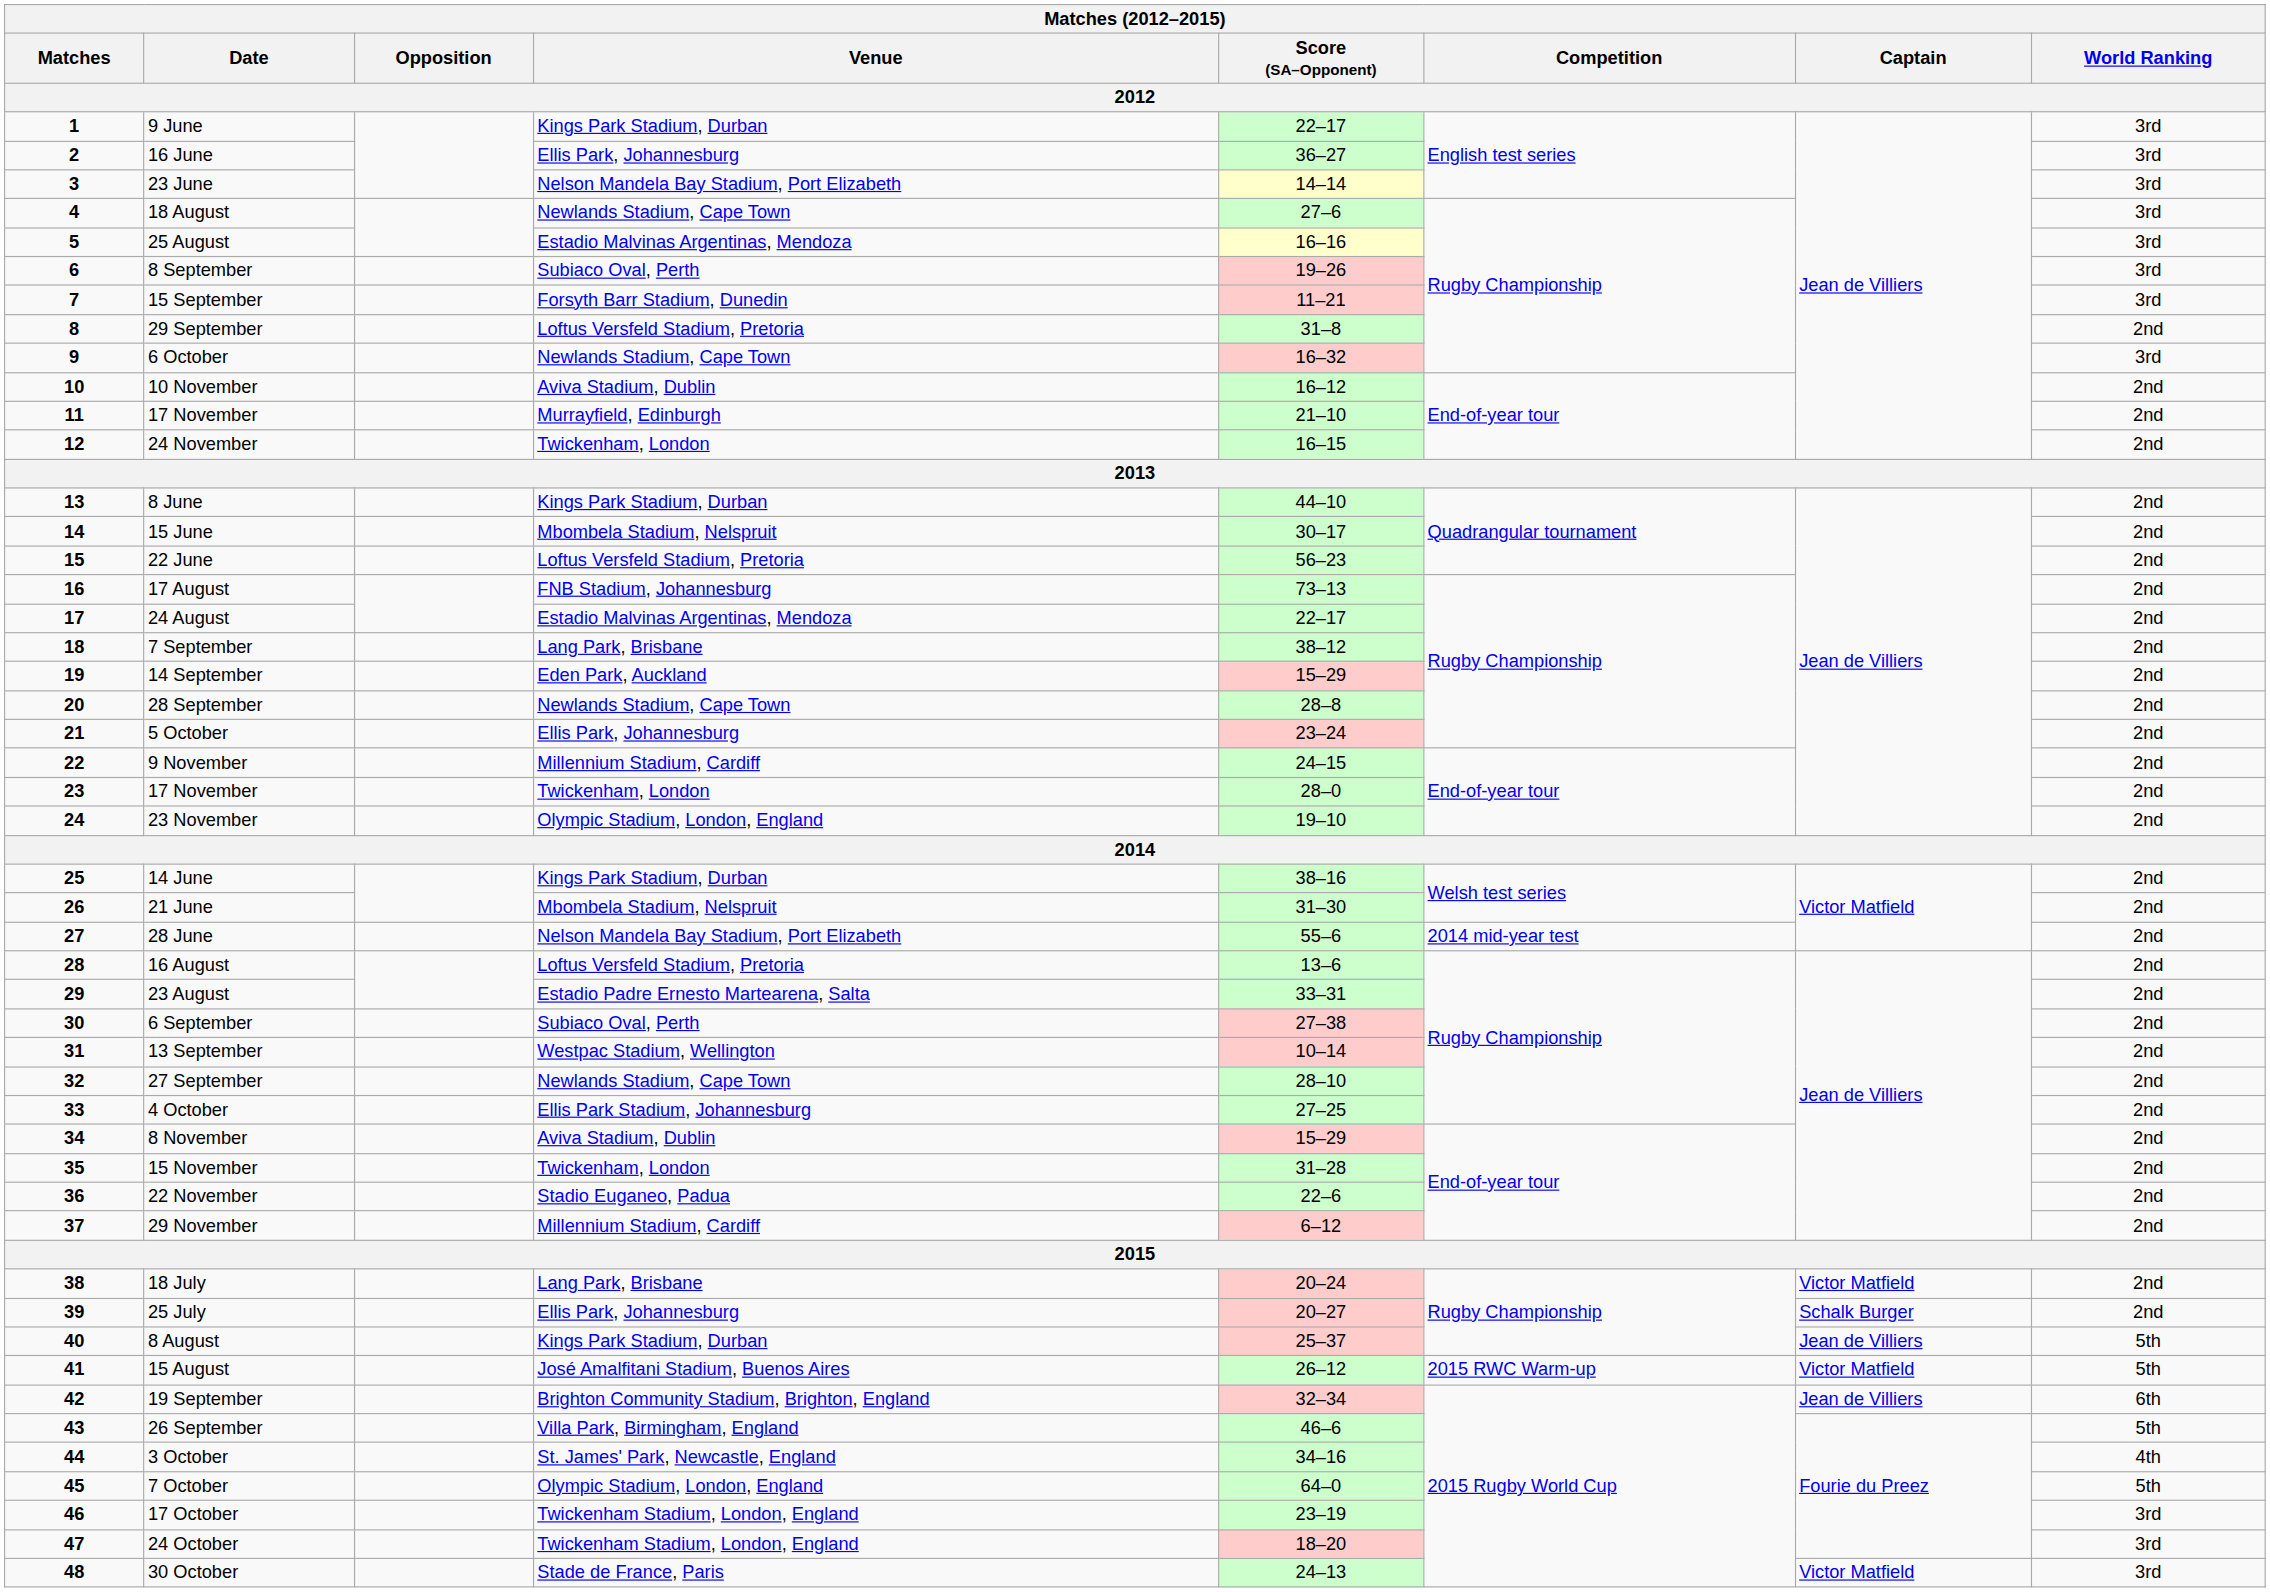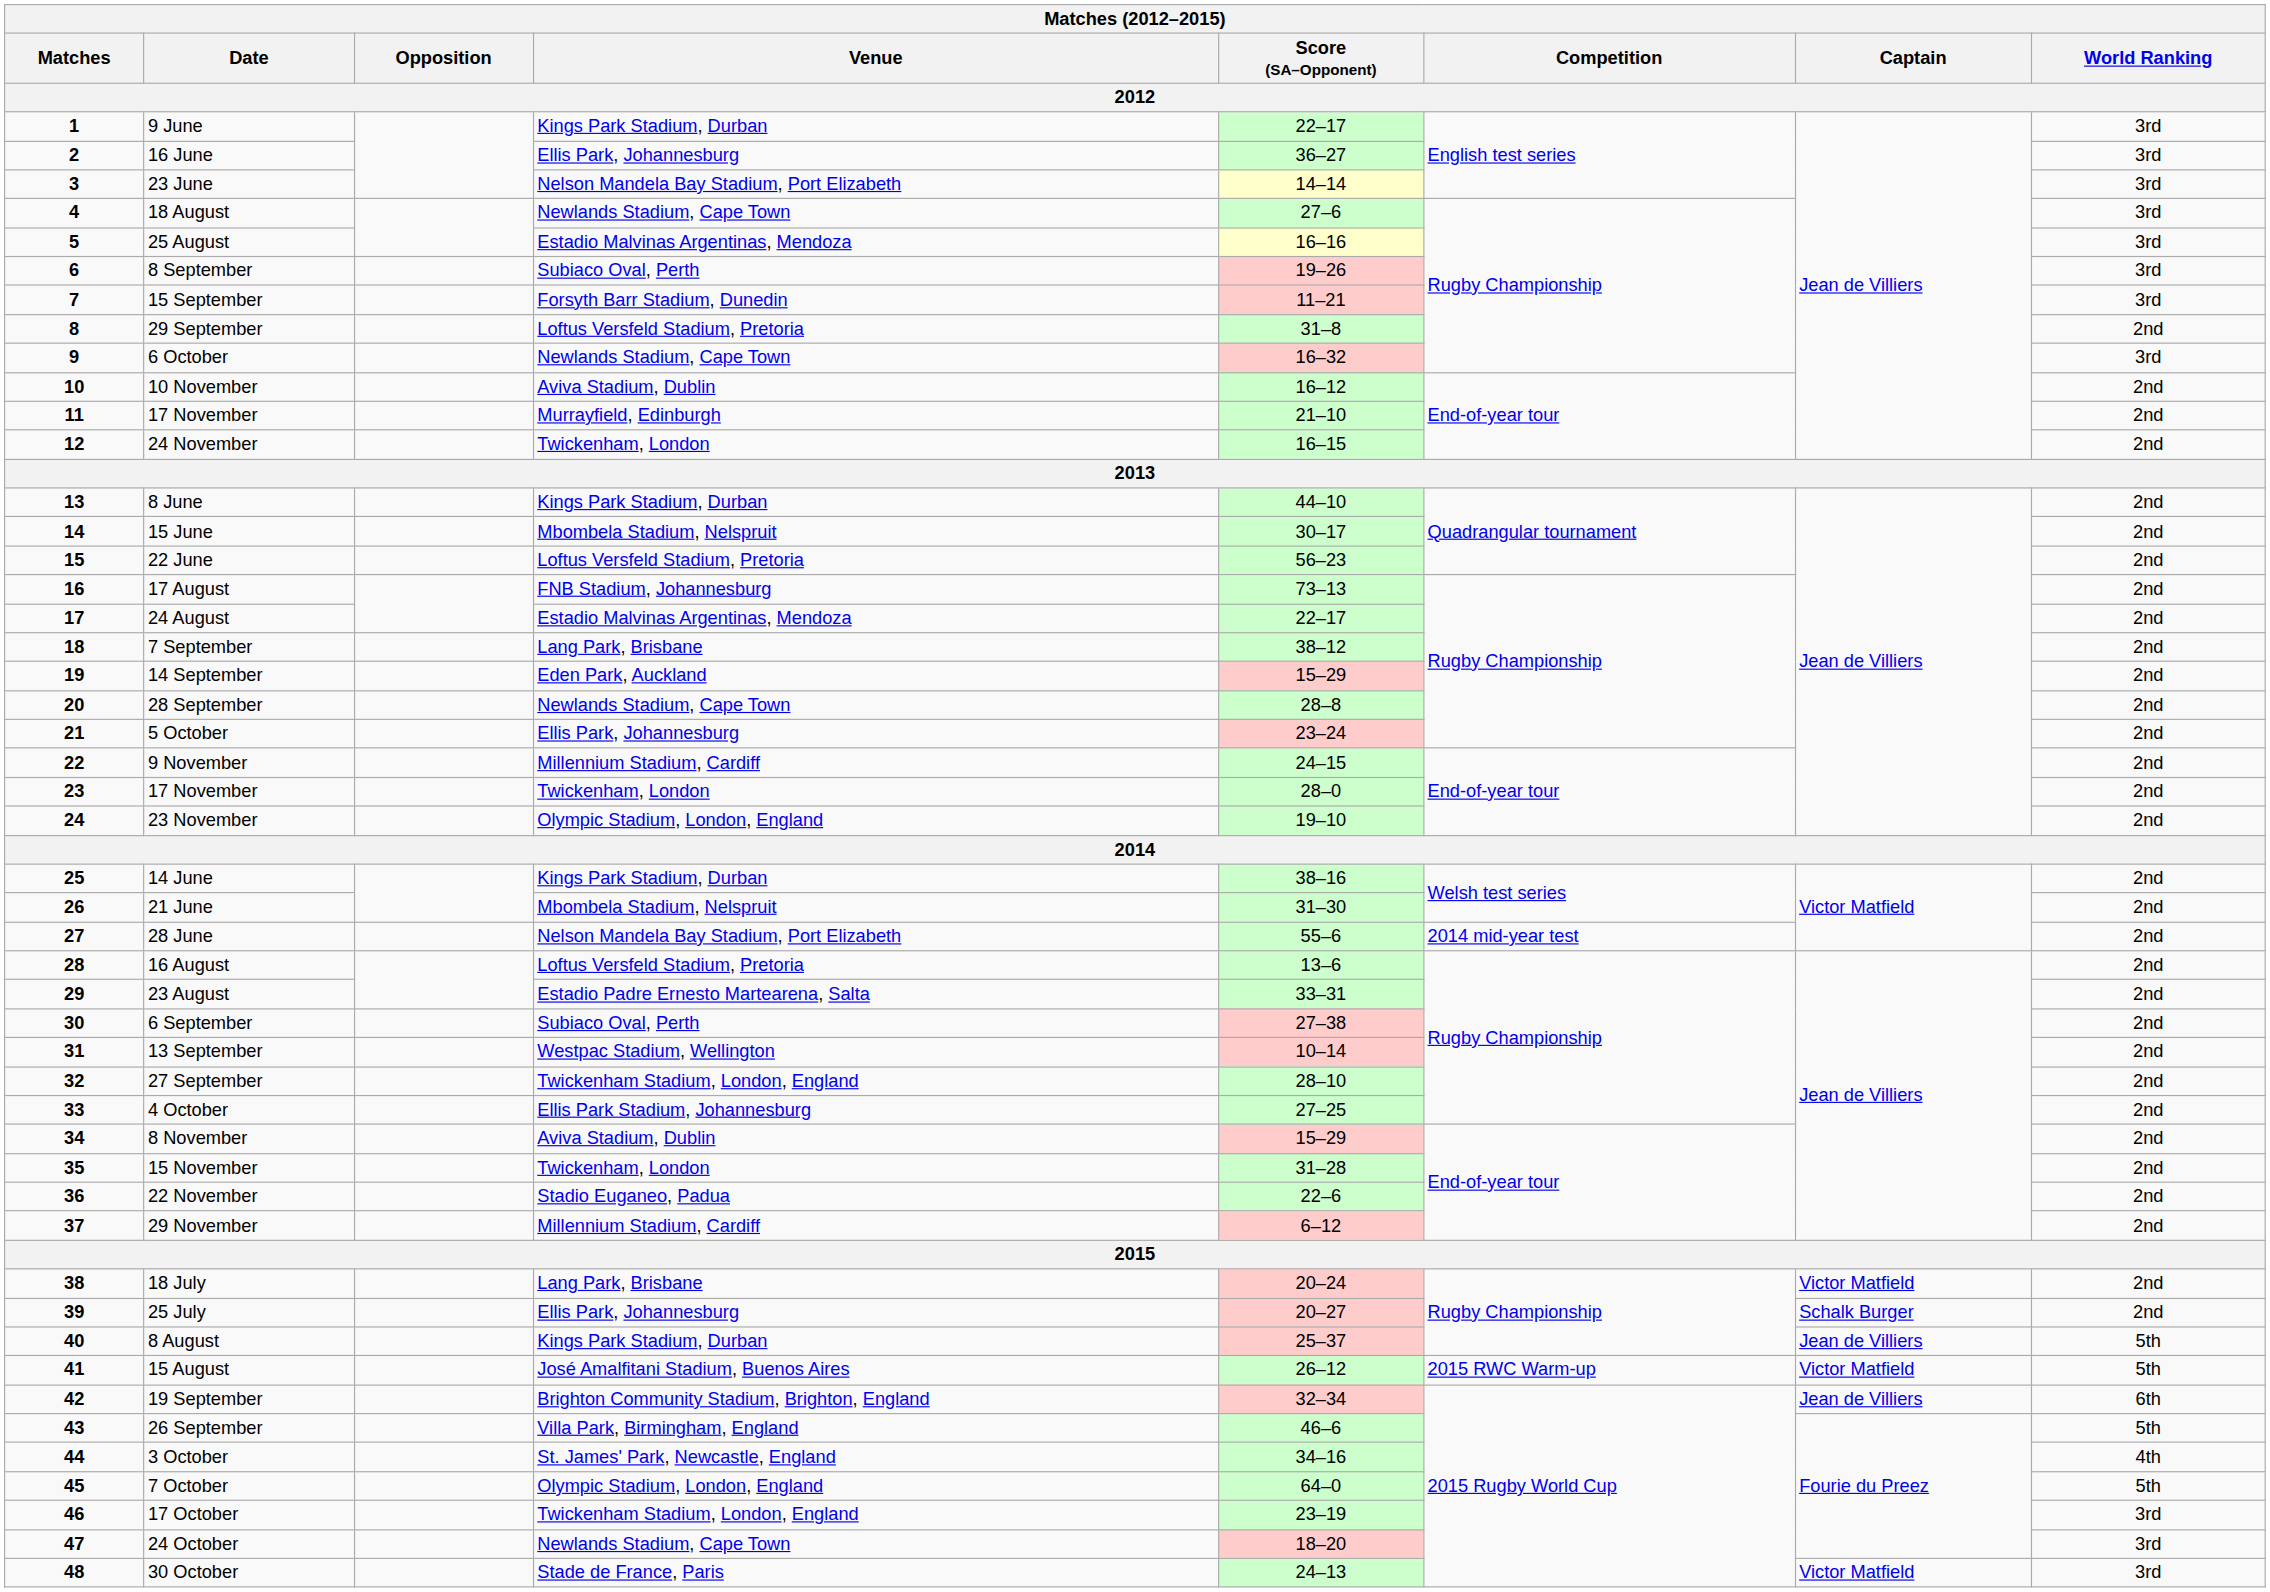(664, 1080) Newlands Stadium, Cape Town -> (698, 1080) Twickenham Stadium, London, England
(698, 1543) Twickenham Stadium, London, England -> (664, 1543) Newlands Stadium, Cape Town
